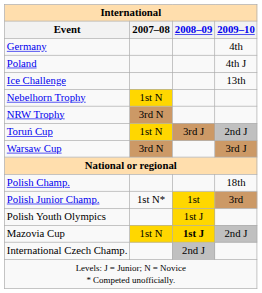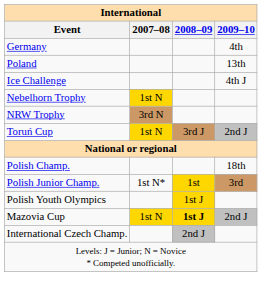(236, 64) 4th J -> (236, 64) 13th
(236, 81) 13th -> (236, 81) 4th J
- row: (34, 149)
